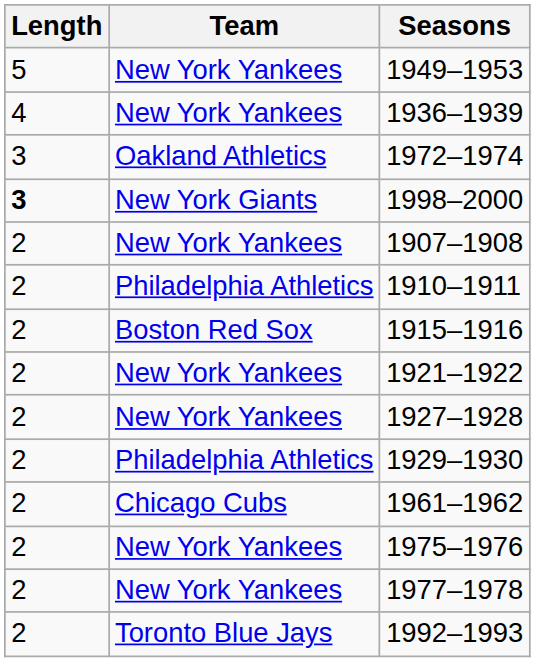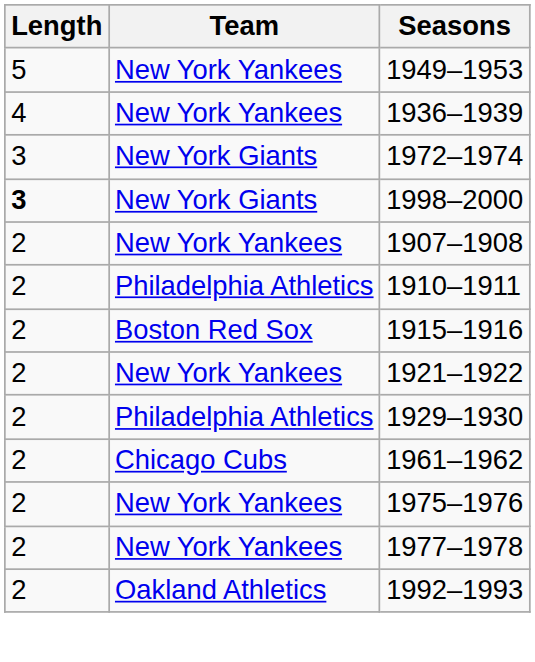(221, 156) Oakland Athletics -> (216, 156) New York Giants
- row: (455, 416)
(224, 633) Toronto Blue Jays -> (221, 590) Oakland Athletics
